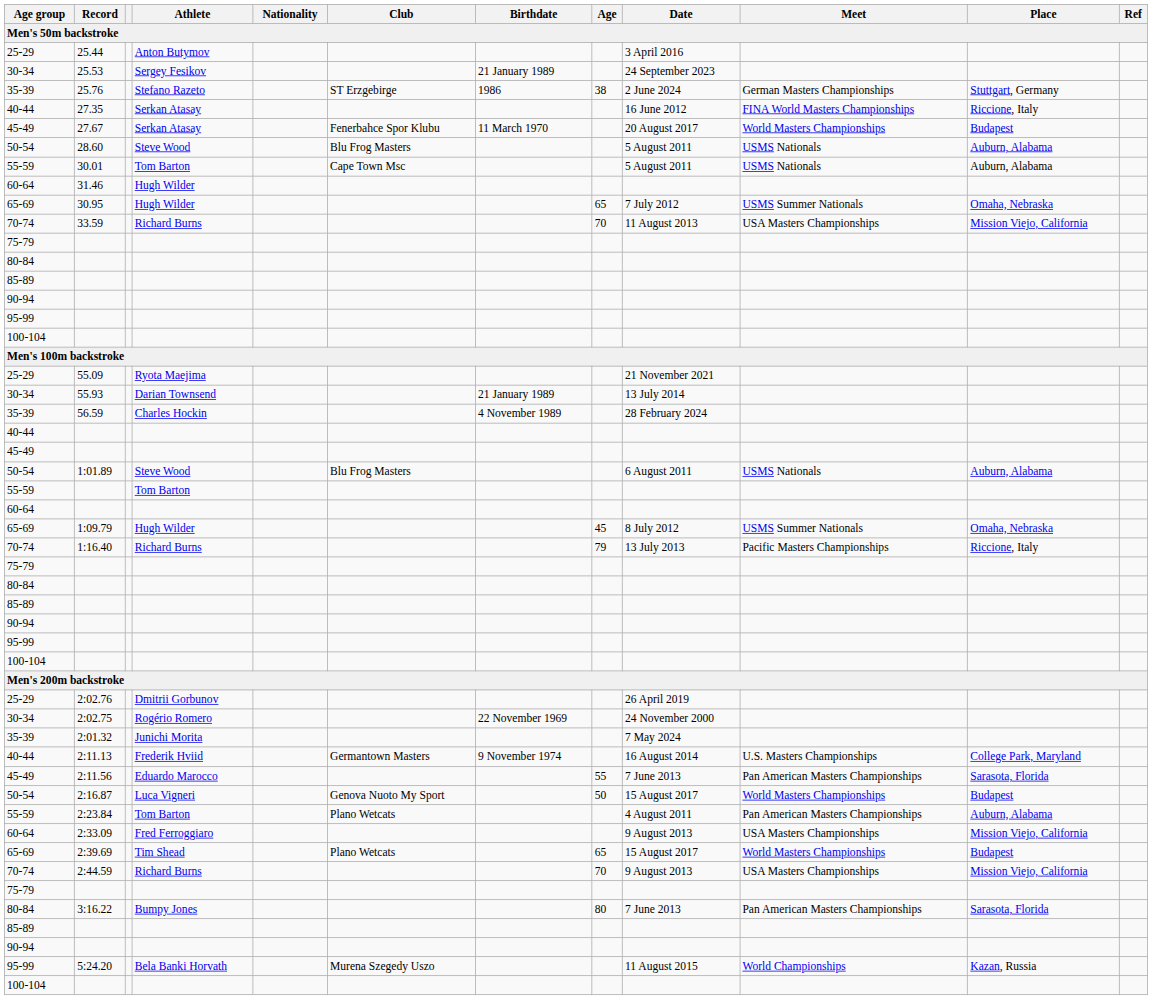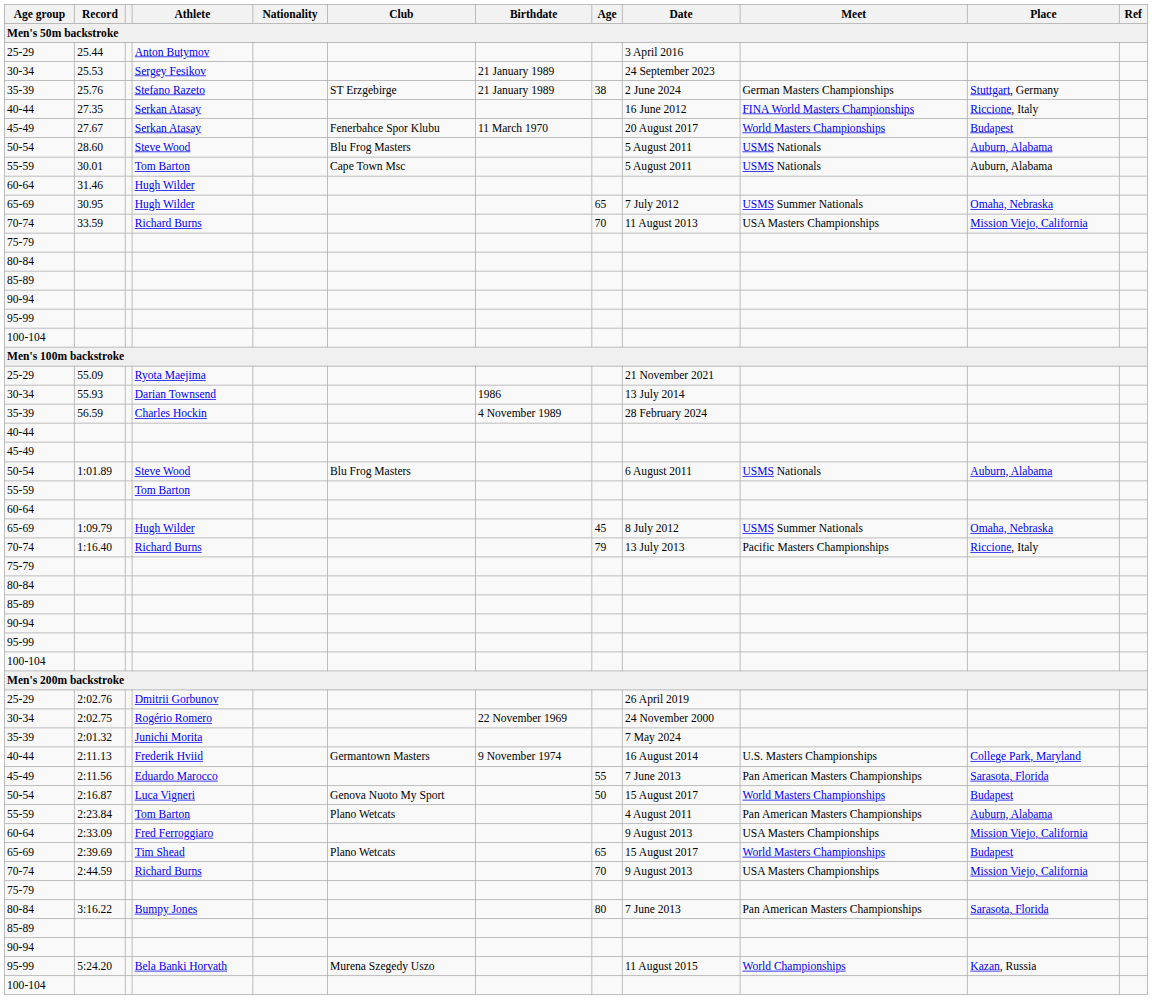(490, 90) 1986 -> (516, 90) 21 January 1989
(516, 395) 21 January 1989 -> (490, 395) 1986
